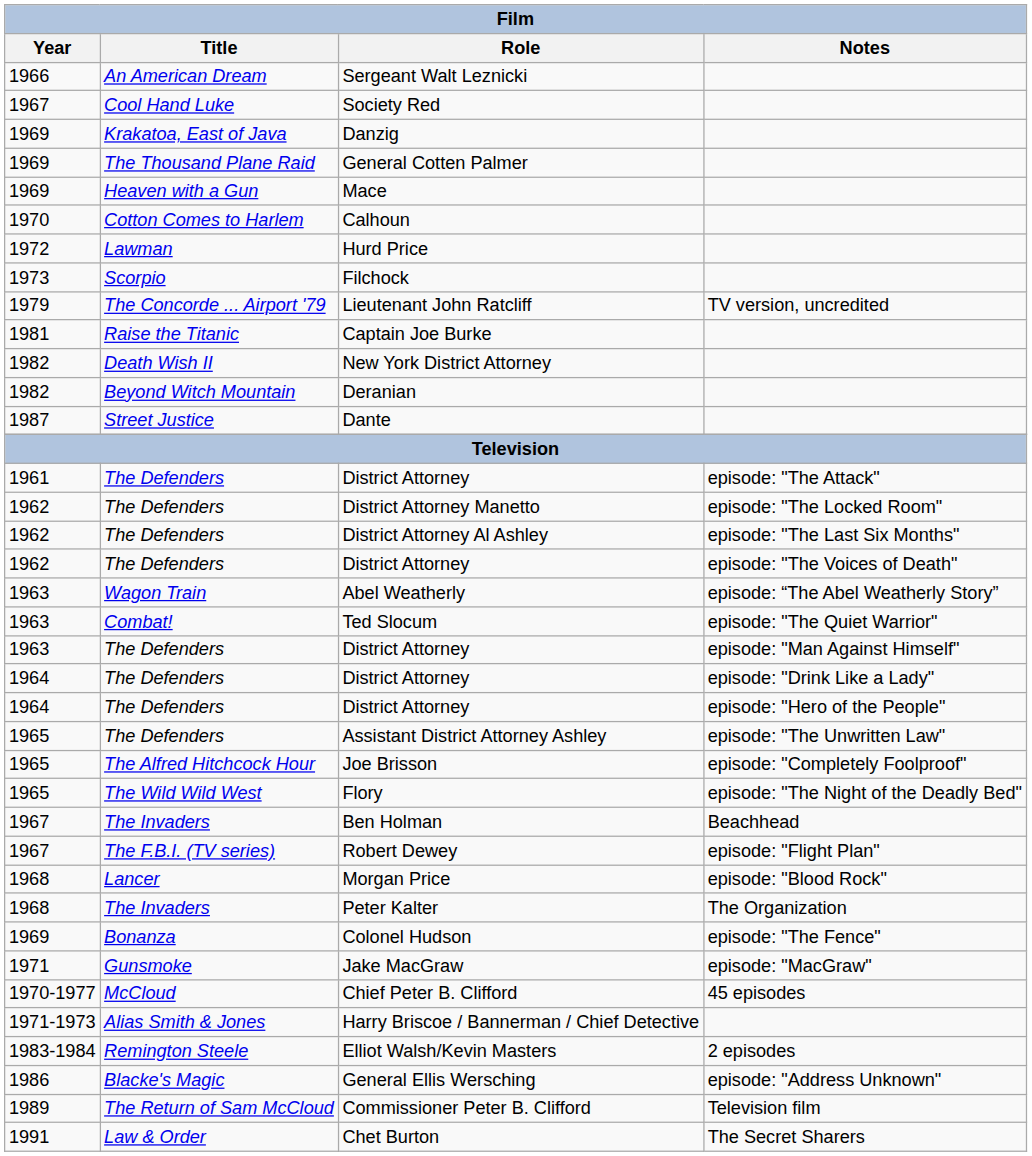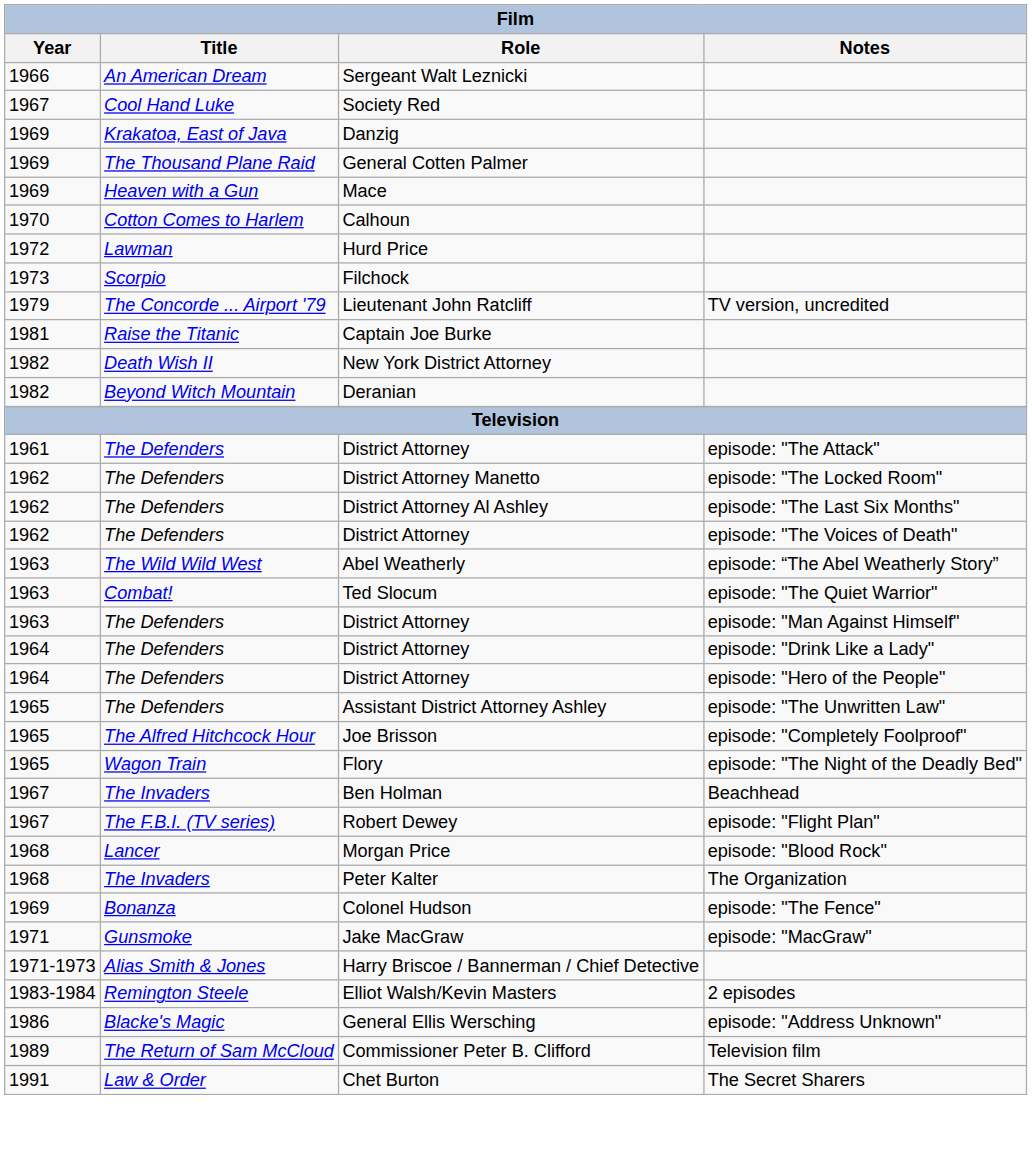- row: (367, 421)
(155, 593) Wagon Train -> (183, 564) The Wild Wild West
(183, 793) The Wild Wild West -> (155, 765) Wagon Train
- row: (430, 994)
